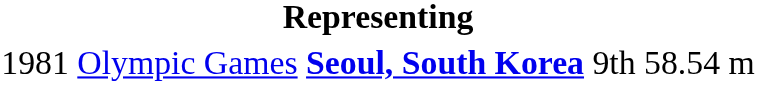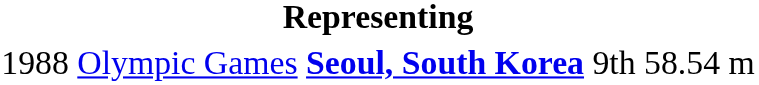(35, 63) 1981 -> (35, 63) 1988
